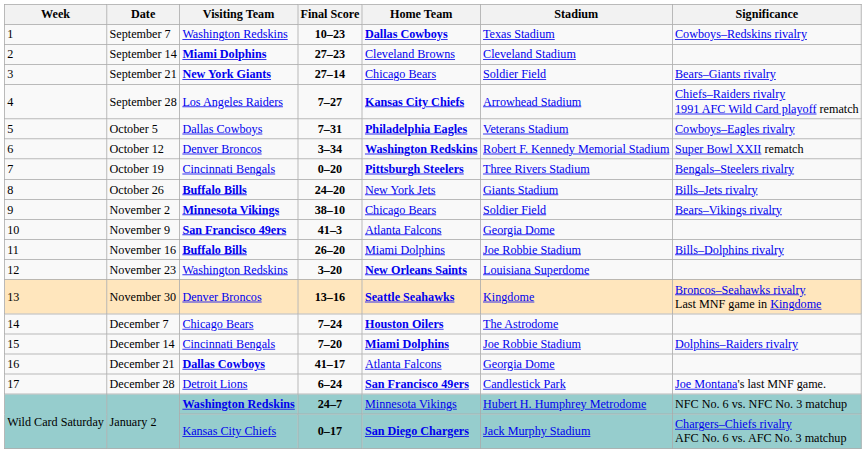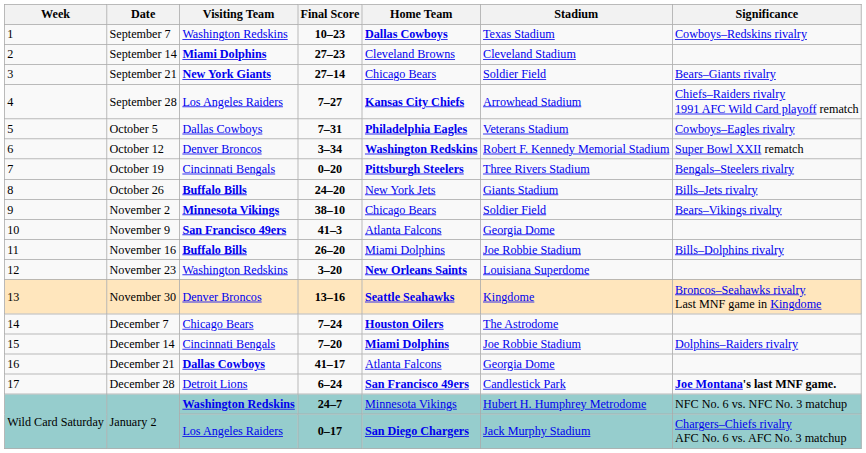(751, 384) normal -> (756, 384) bold
(229, 431) Kansas City Chiefs -> (233, 431) Los Angeles Raiders
